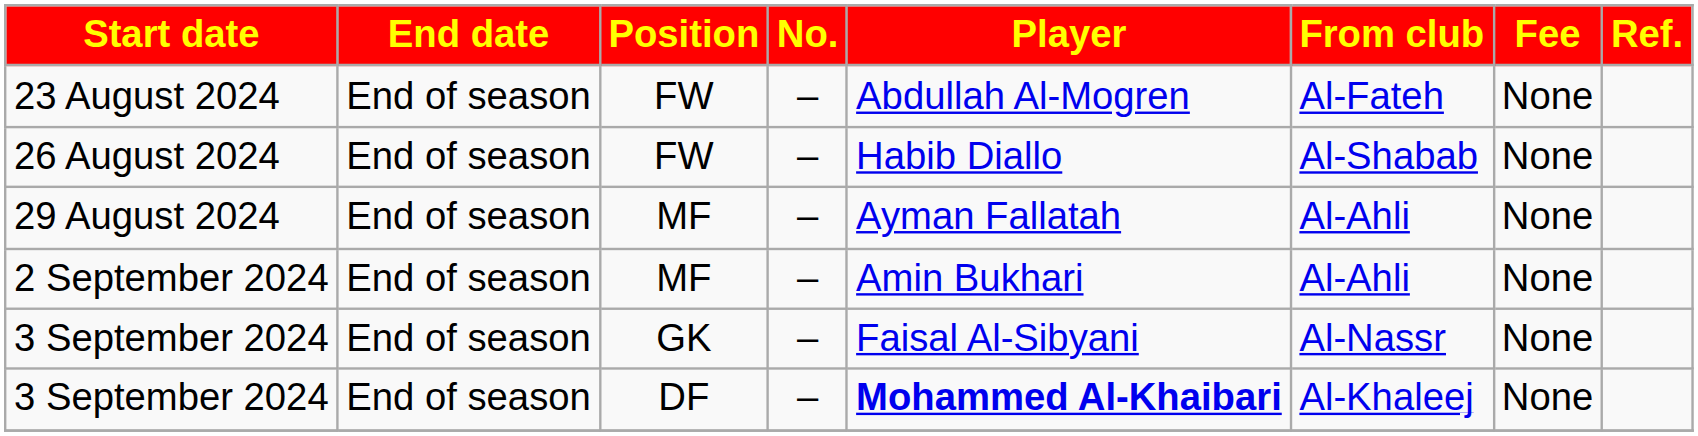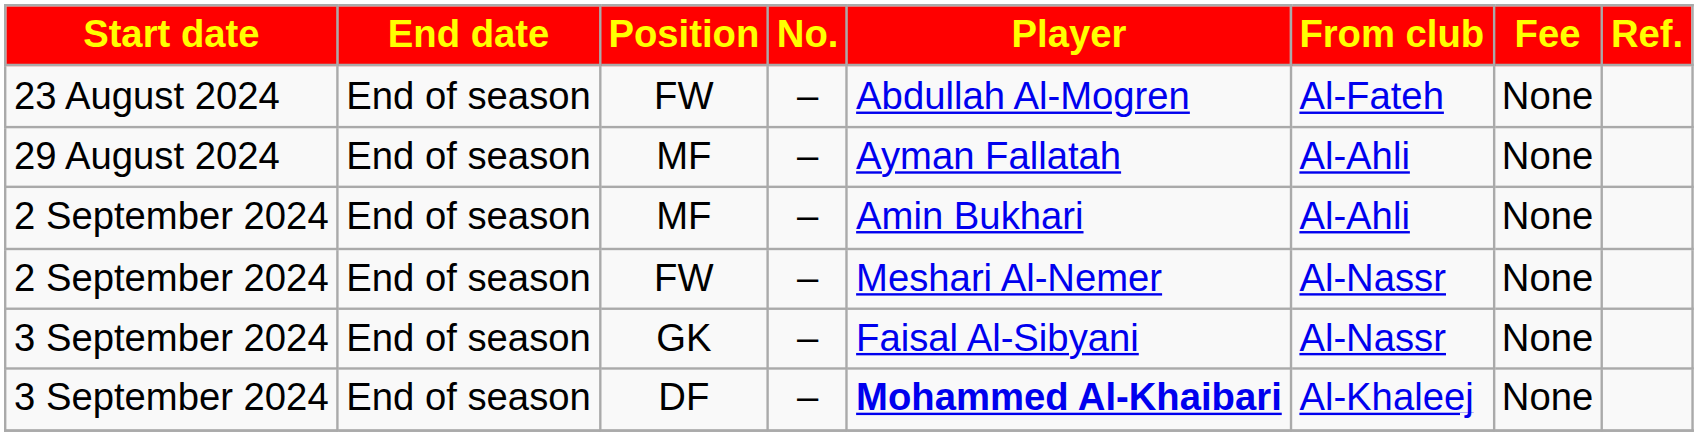- row: (147, 156)
+ row: (171, 277)
